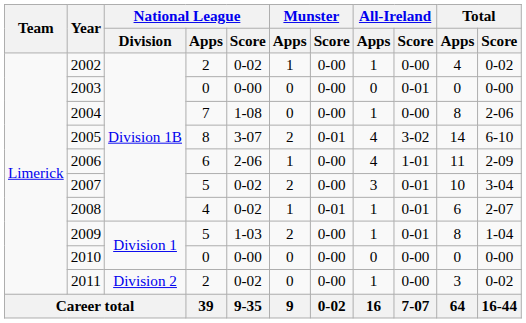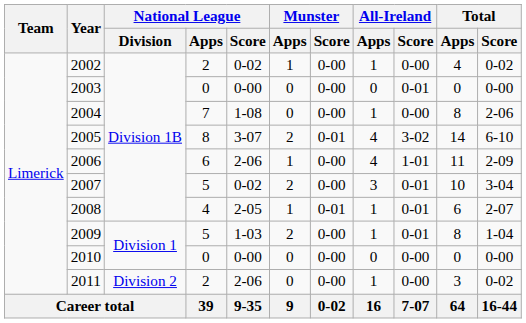(248, 209) 0-02 -> (248, 209) 2-05
(248, 281) 0-02 -> (248, 281) 2-06
